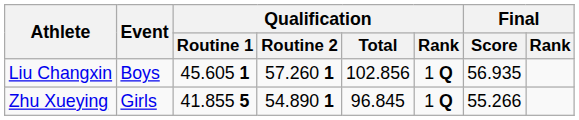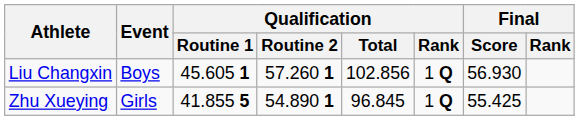(494, 73) 56.935 -> (494, 73) 56.930
(494, 101) 55.266 -> (494, 101) 55.425
